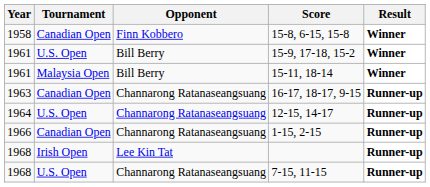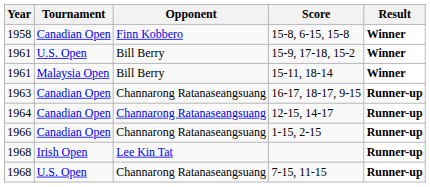(62, 113) U.S. Open -> (74, 113) Canadian Open
